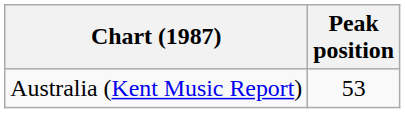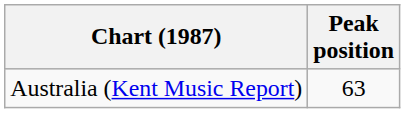(354, 88) 53 -> (354, 88) 63
